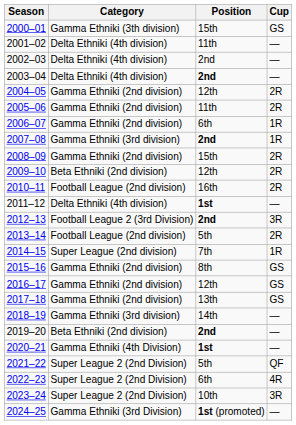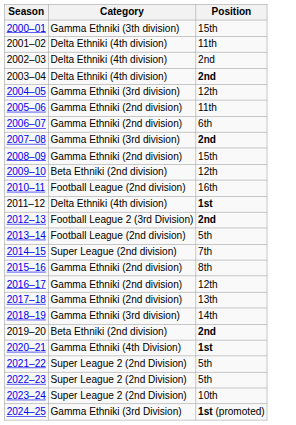- column: (279, 12)
(116, 92) Gamma Ethniki (2nd division) -> (115, 92) Gamma Ethniki (3rd division)
(205, 380) 6th -> (205, 380) 5th
